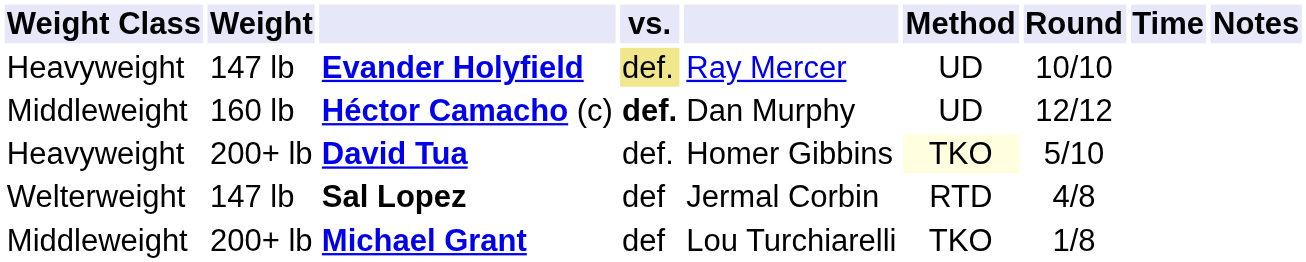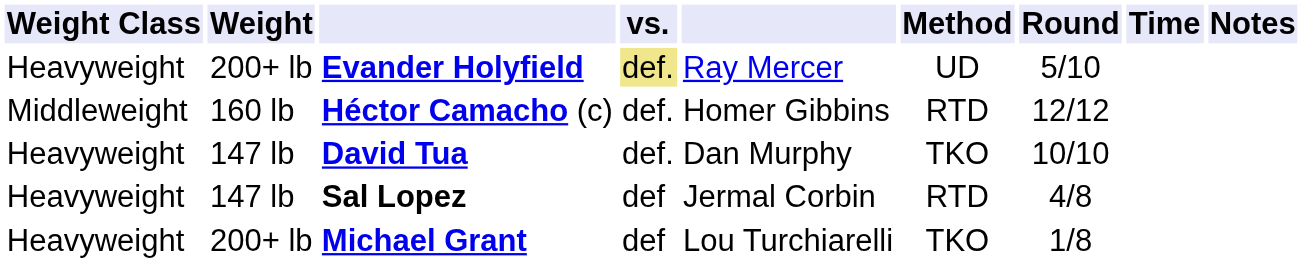(252, 67) 147 lb -> (261, 67) 200+ lb
(1074, 67) 10/10 -> (1071, 67) 5/10
(650, 111) bold -> (648, 111) normal
(771, 111) Dan Murphy -> (786, 111) Homer Gibbins
(961, 111) UD -> (957, 111) RTD
(261, 154) 200+ lb -> (252, 154) 147 lb
(790, 154) Homer Gibbins -> (767, 154) Dan Murphy
(961, 154) lightyellow background -> (957, 154) no background
(1074, 154) 5/10 -> (1071, 154) 10/10
(96, 197) Welterweight -> (96, 197) Heavyweight
(97, 241) Middleweight -> (96, 241) Heavyweight
